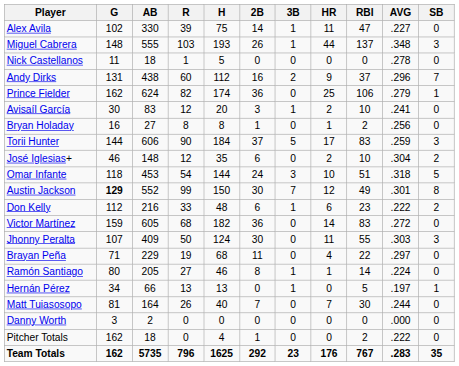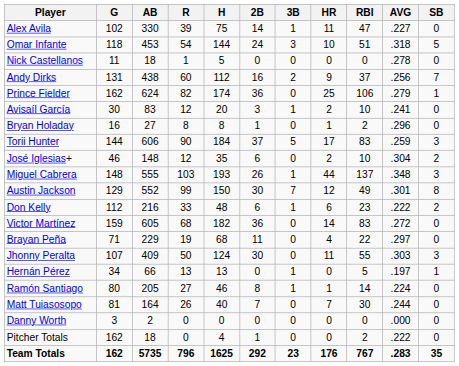rows swapped: (42, 45) <-> (37, 175)
(401, 77) .296 -> (401, 77) .256
(401, 126) .256 -> (401, 126) .296
(114, 191) bold -> (114, 191) normal
rows swapped: (36, 256) <-> (41, 239)
rows swapped: (38, 288) <-> (45, 272)
